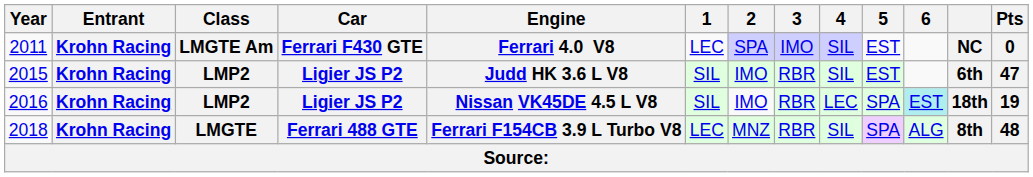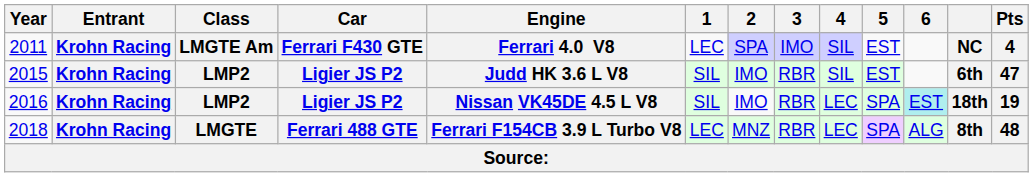(1010, 47) 0 -> (1010, 47) 4
(841, 130) SIL -> (841, 130) LEC
